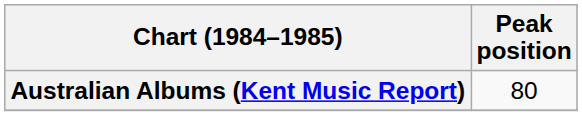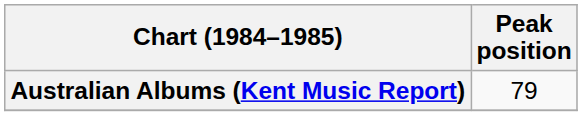(524, 90) 80 -> (524, 90) 79
